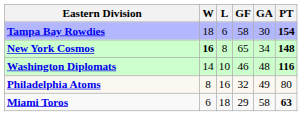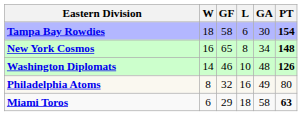columns swapped: (224, 13) <-> (243, 13)
(208, 48) bold -> (208, 48) normal
(286, 66) 116 -> (286, 66) 126
